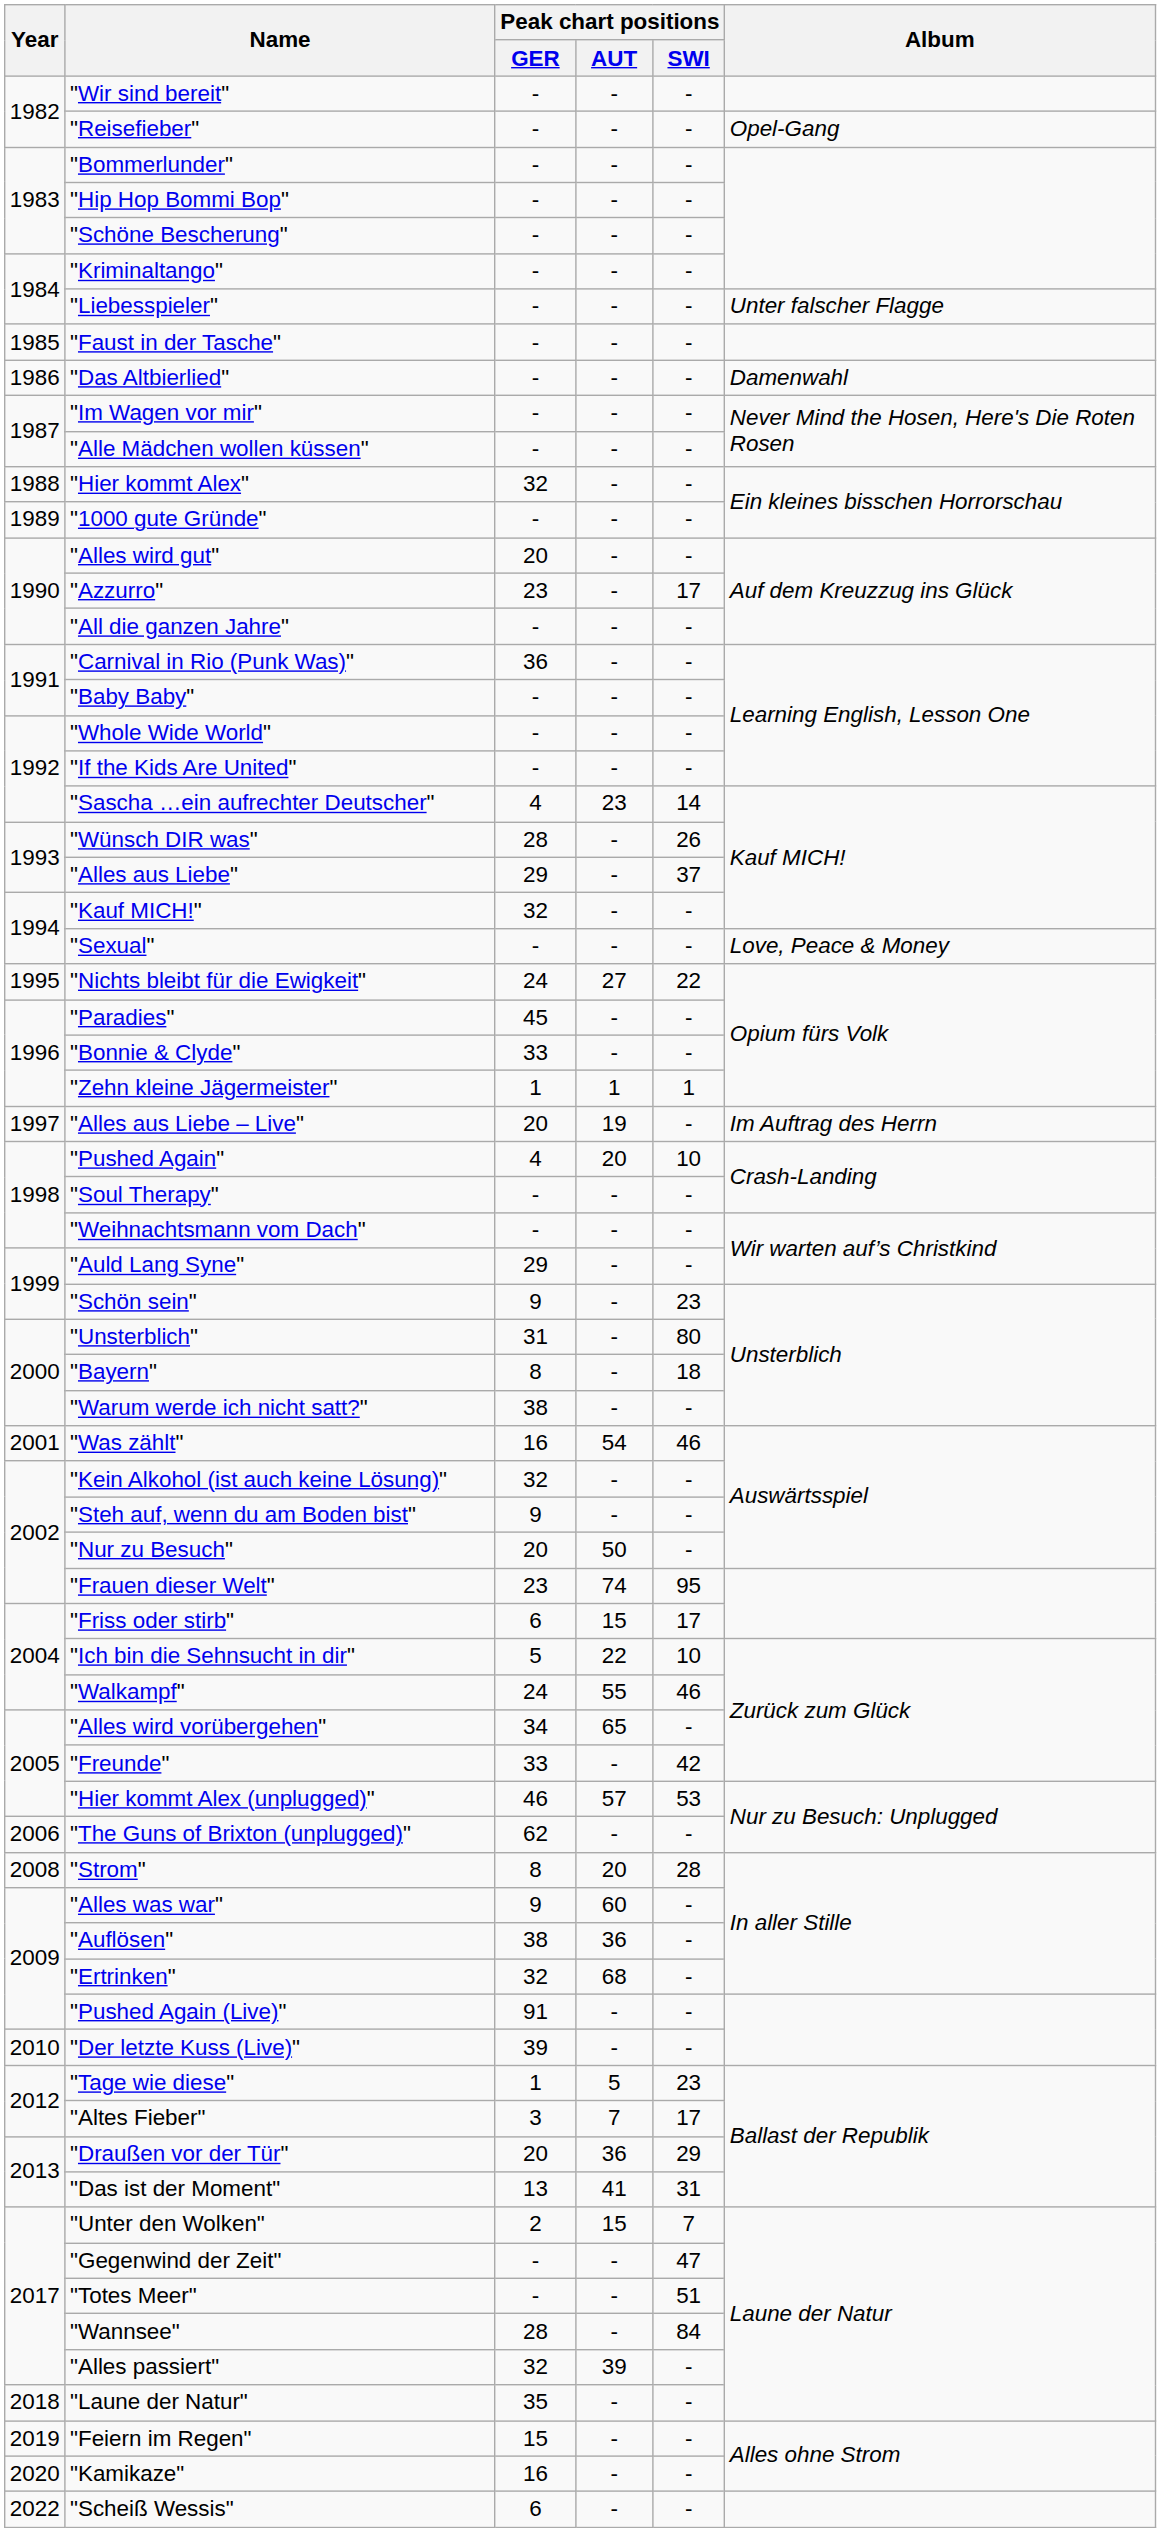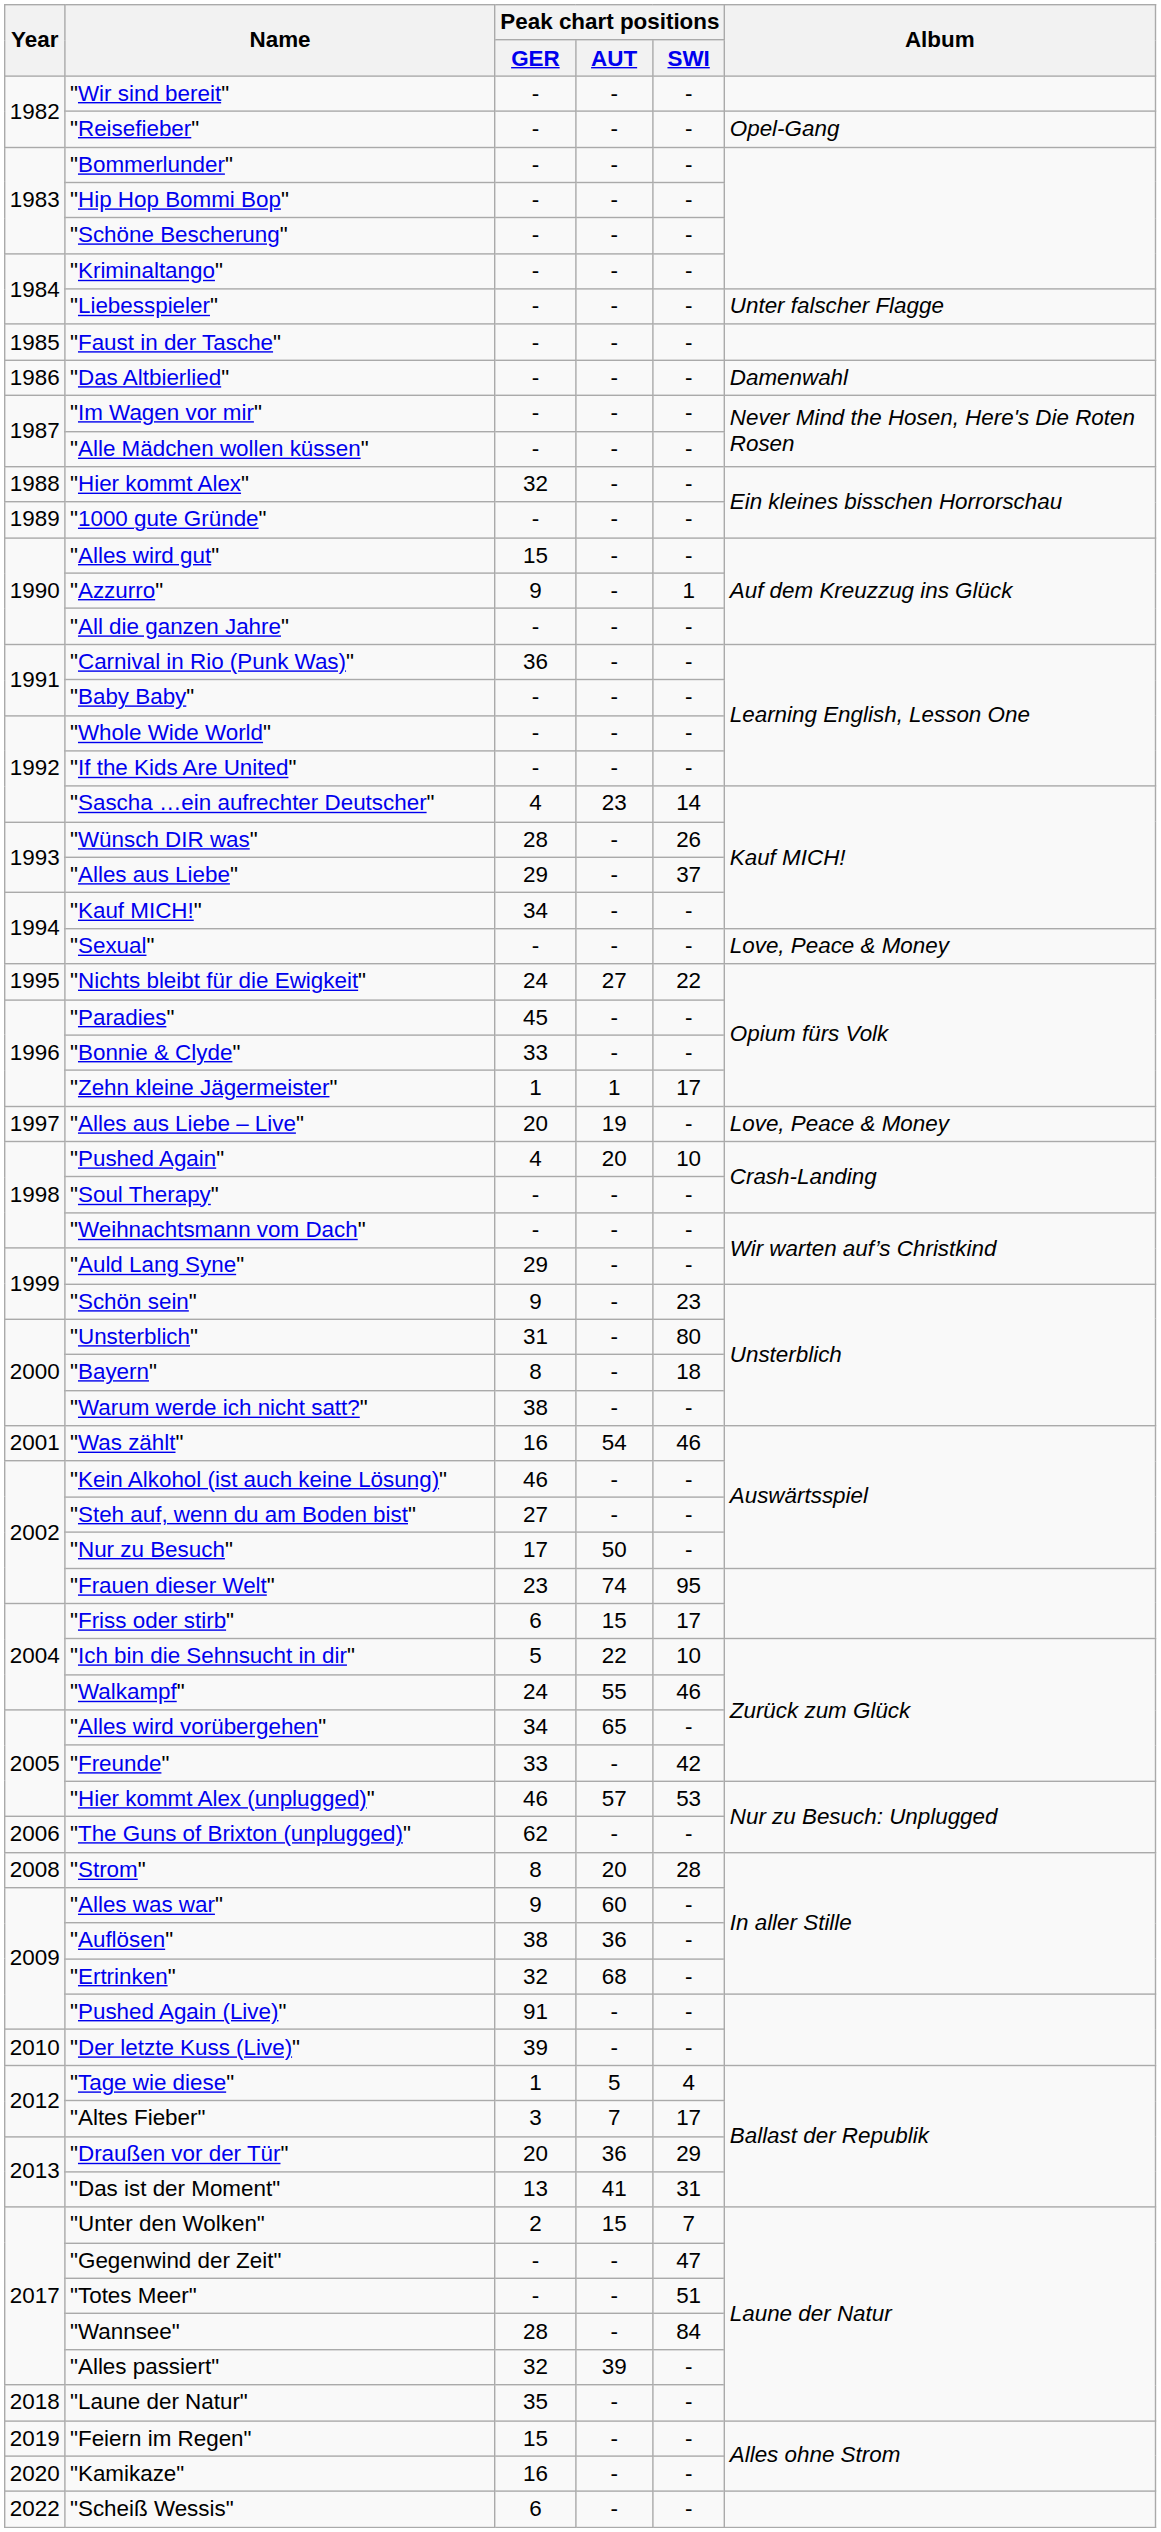(535, 555) 20 -> (535, 555) 15
(535, 590) 23 -> (535, 590) 9
(689, 590) 17 -> (689, 590) 1
(535, 910) 32 -> (535, 910) 34
(689, 1088) 1 -> (689, 1088) 17
(833, 1123) Im Auftrag des Herrn -> (839, 1123) Love, Peace & Money
(535, 1478) 32 -> (535, 1478) 46
(535, 1514) 9 -> (535, 1514) 27
(535, 1549) 20 -> (535, 1549) 17
(689, 2082) 23 -> (689, 2082) 4
